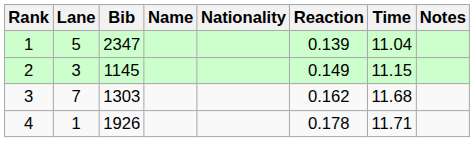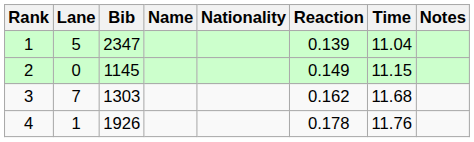(76, 70) 3 -> (76, 70) 0
(392, 123) 11.71 -> (392, 123) 11.76
